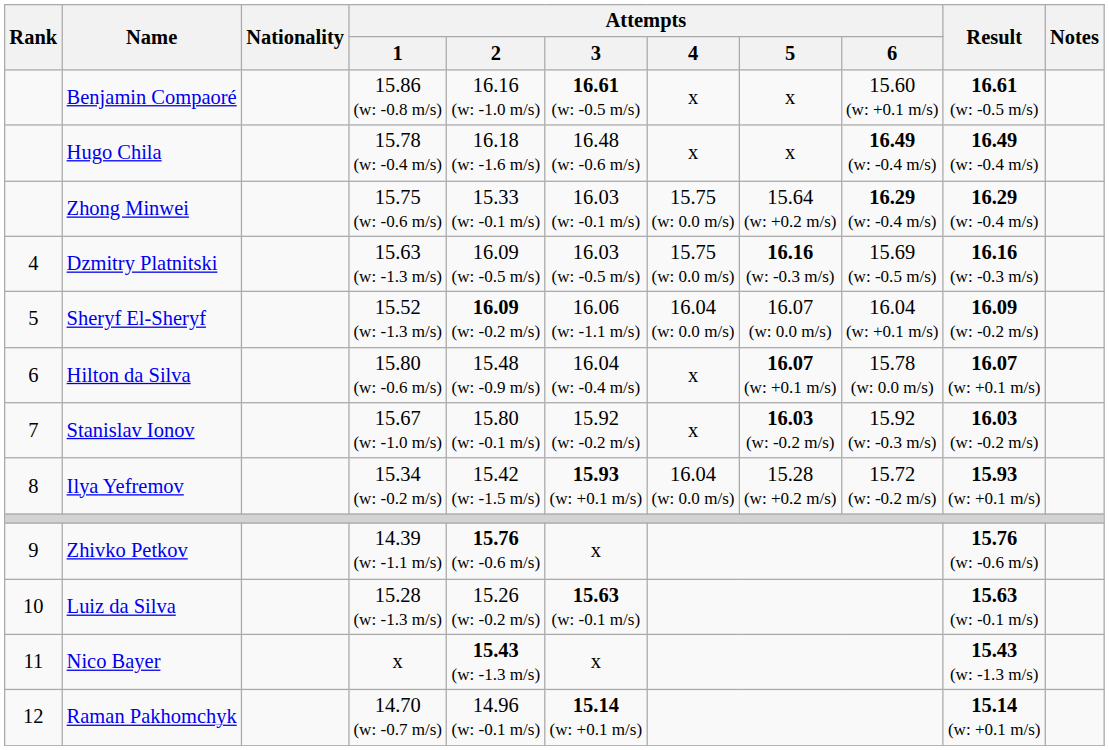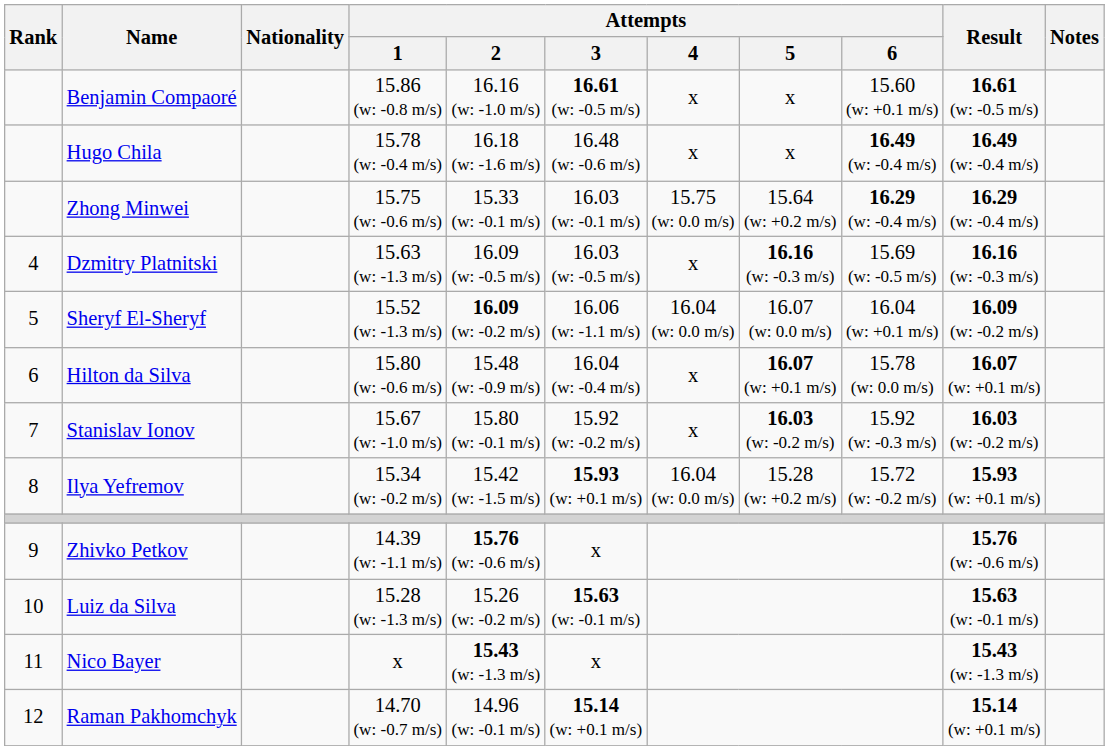(693, 263) 15.75 (w: 0.0 m/s) -> (693, 263) x
